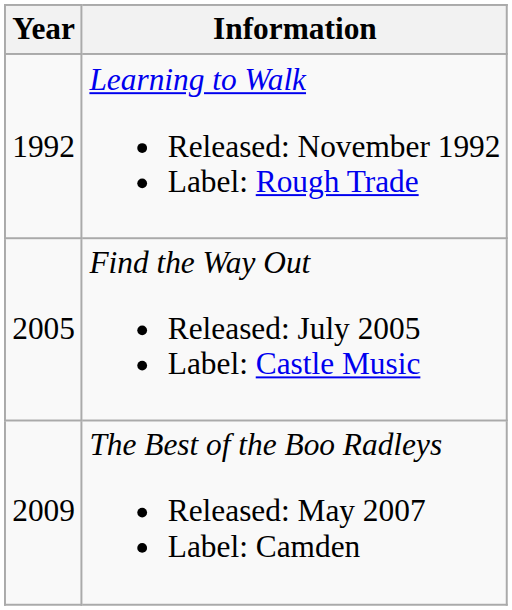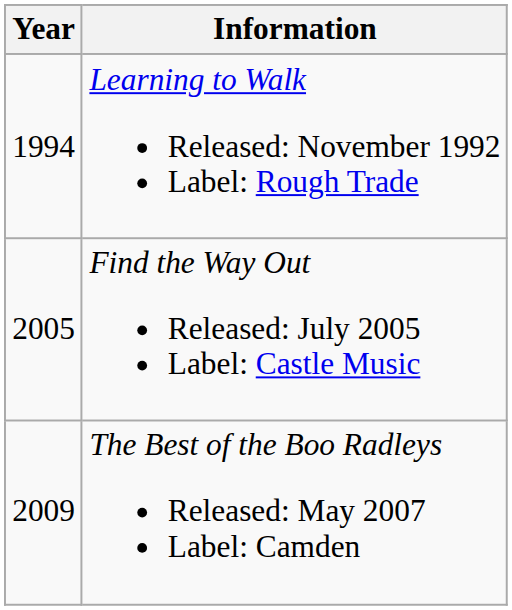(44, 145) 1992 -> (44, 145) 1994
